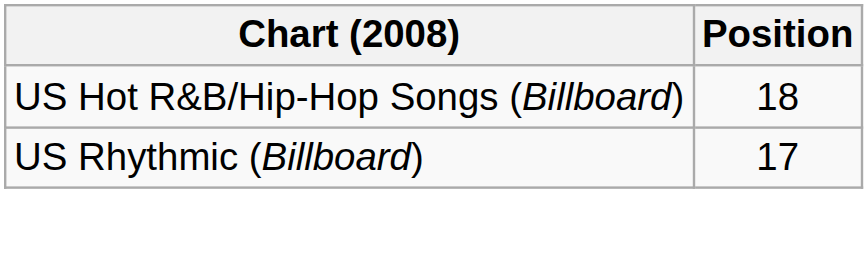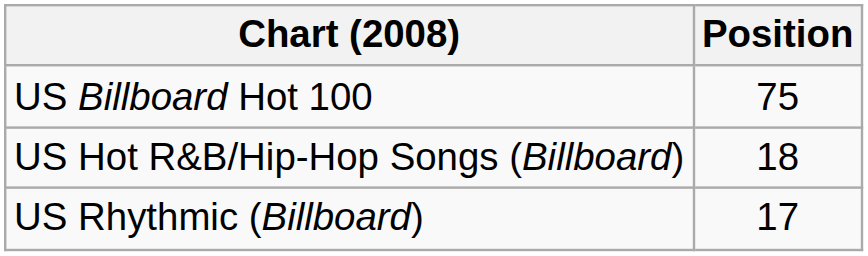+ row: (193, 95)
